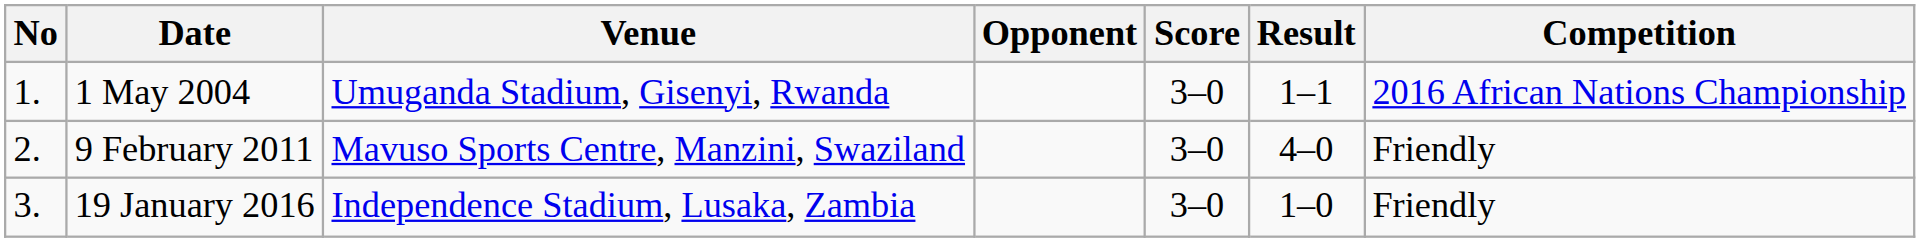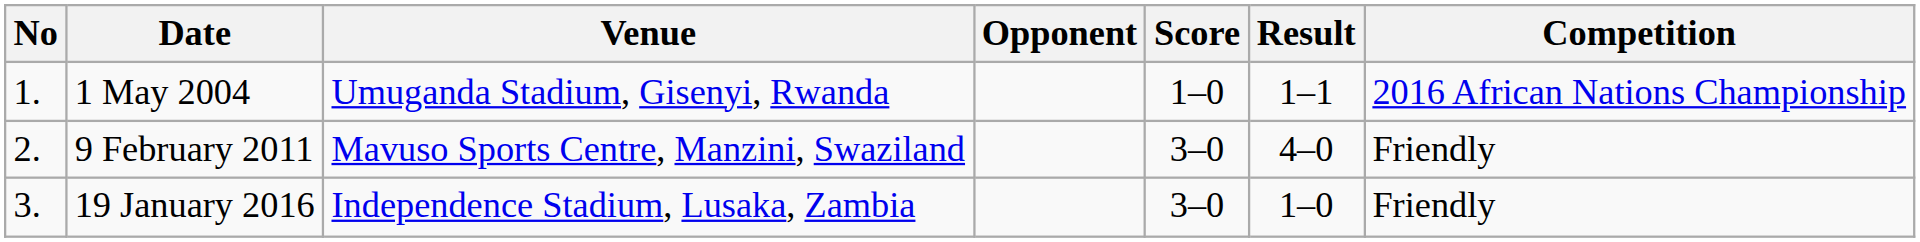(1197, 90) 3–0 -> (1197, 90) 1–0
